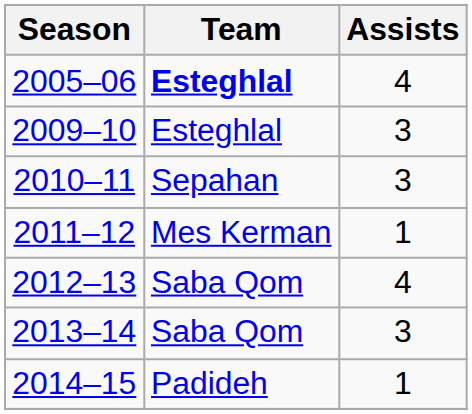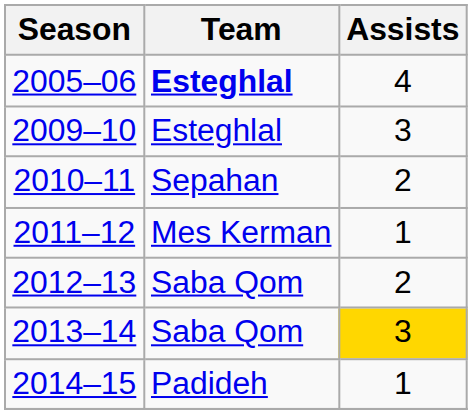(403, 181) 3 -> (403, 181) 2
(403, 282) 4 -> (403, 282) 2
(403, 332) no background -> (403, 332) gold background
